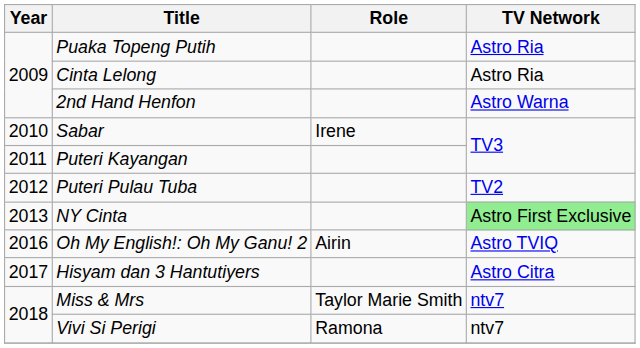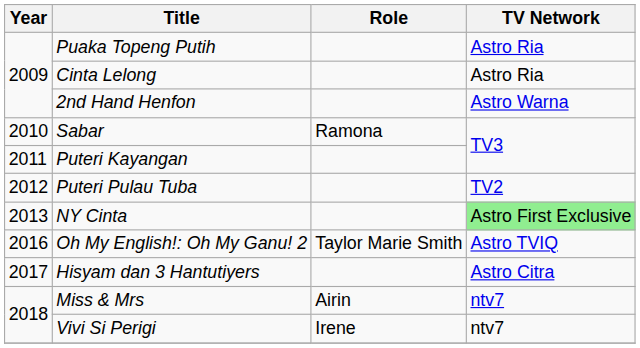(335, 131) Irene -> (349, 131) Ramona
(333, 243) Airin -> (389, 243) Taylor Marie Smith
(389, 300) Taylor Marie Smith -> (333, 300) Airin
(349, 328) Ramona -> (335, 328) Irene
